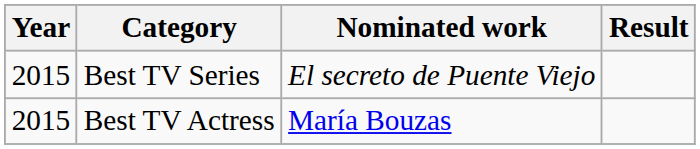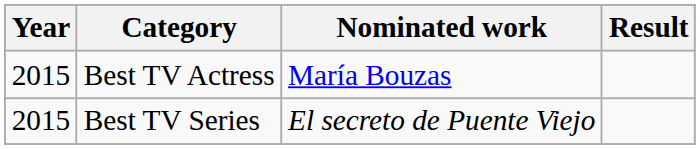rows swapped: (172, 74) <-> (179, 120)
